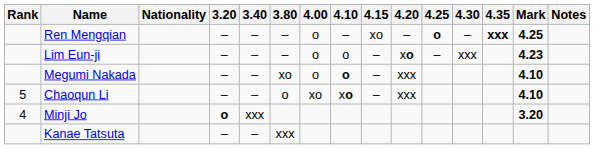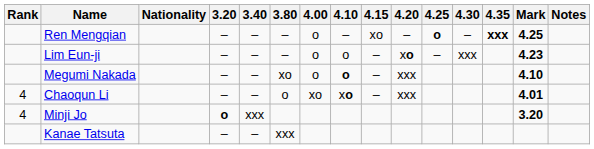(23, 94) 5 -> (23, 94) 4
(531, 94) 4.10 -> (531, 94) 4.01
